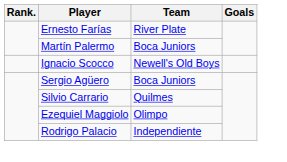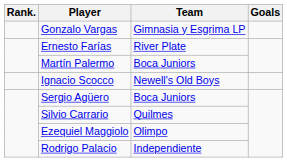+ row: (79, 30)
